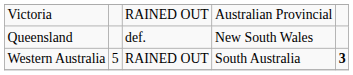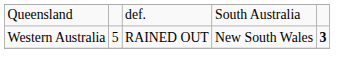- row: (30, 15)
(264, 37) New South Wales -> (258, 15) South Australia
(258, 59) South Australia -> (264, 37) New South Wales
